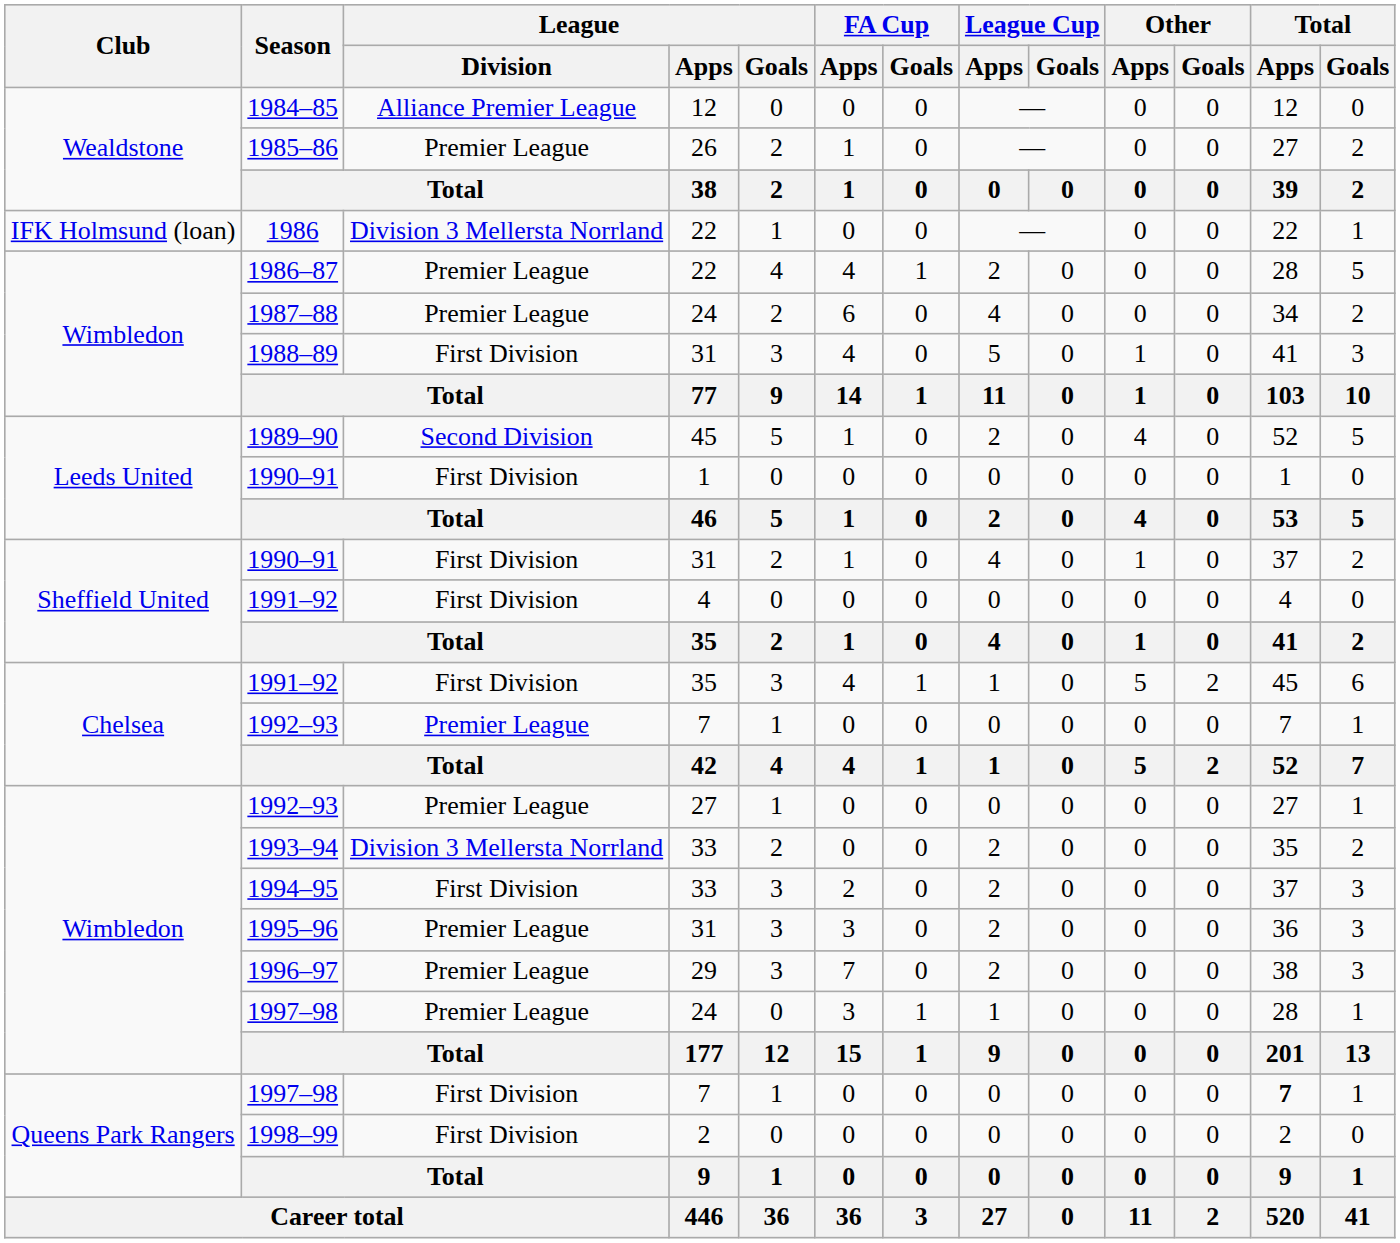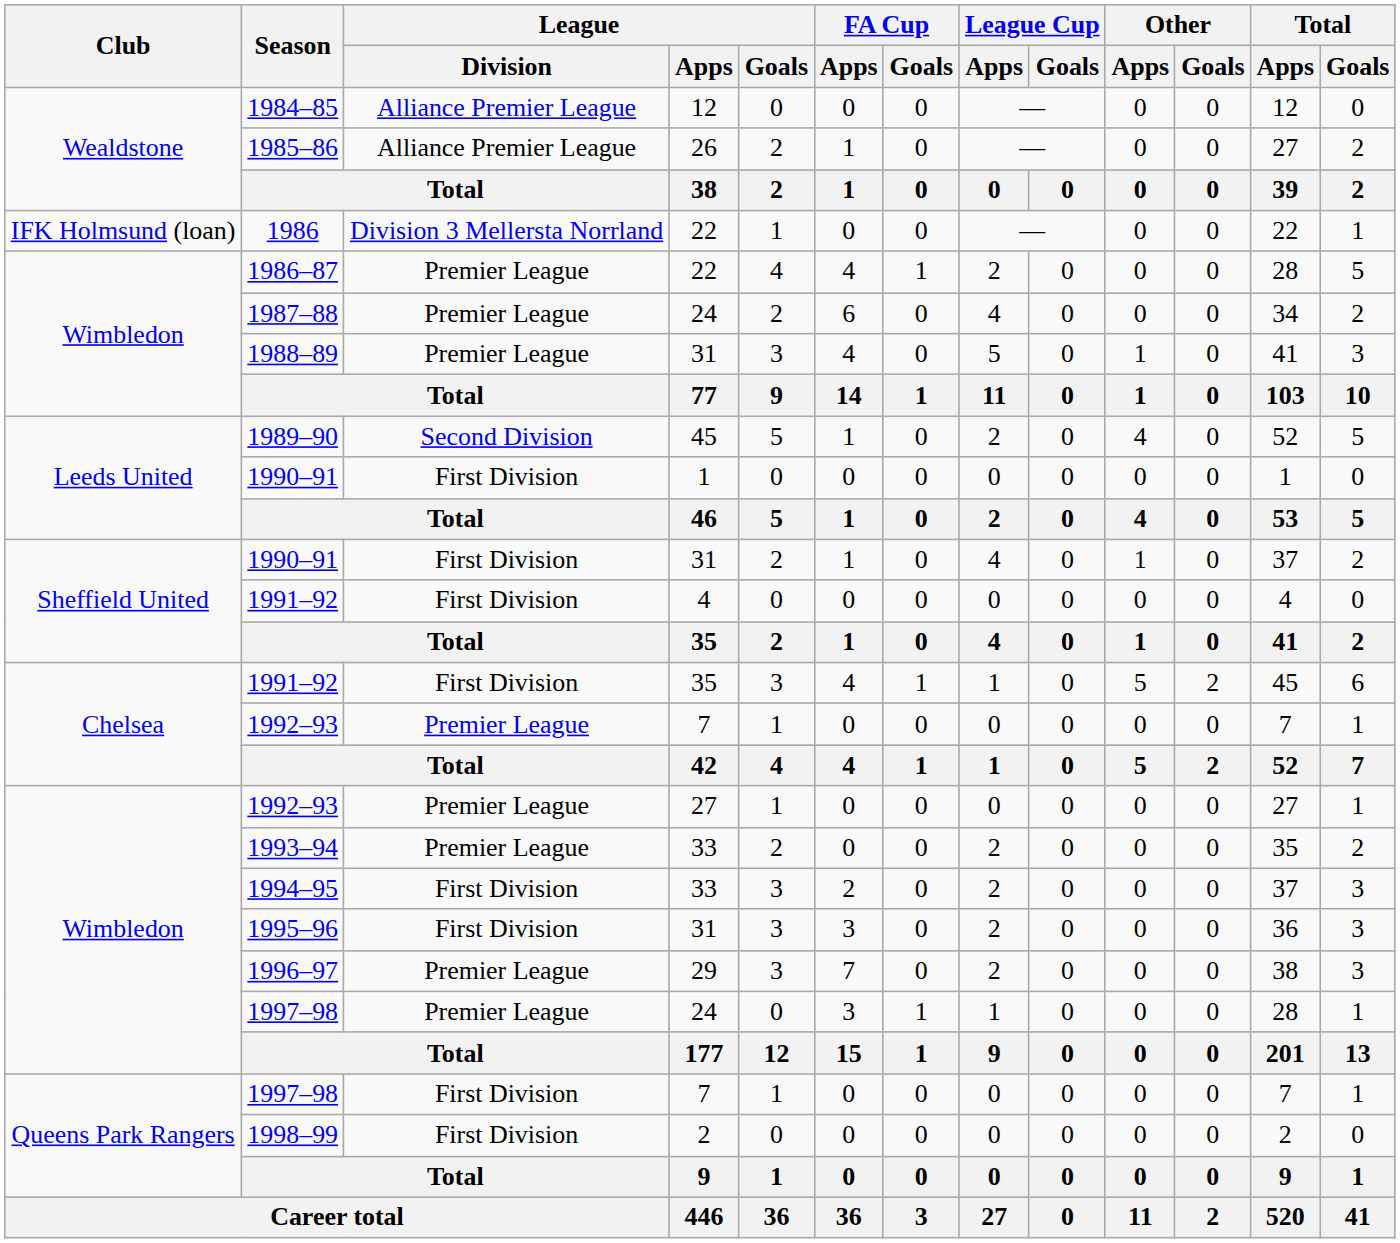(507, 148) Premier League -> (507, 148) Alliance Premier League
(507, 353) First Division -> (507, 353) Premier League
(507, 847) Division 3 Mellersta Norrland -> (507, 847) Premier League
(507, 929) Premier League -> (507, 929) First Division
(1285, 1093) bold -> (1285, 1093) normal
